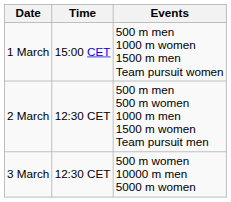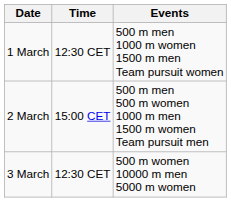(83, 51) 15:00 CET -> (83, 51) 12:30 CET
(83, 116) 12:30 CET -> (83, 116) 15:00 CET
